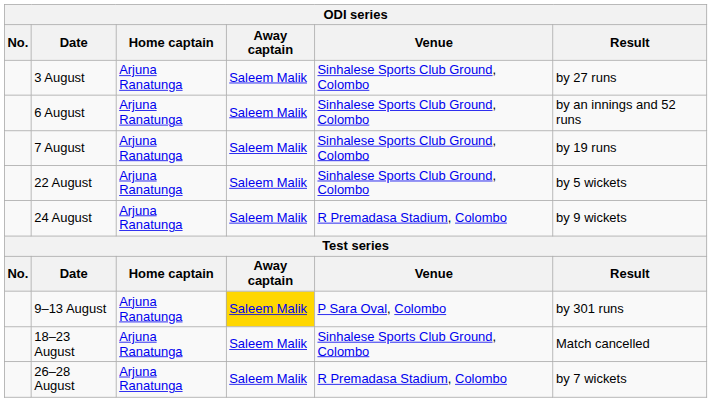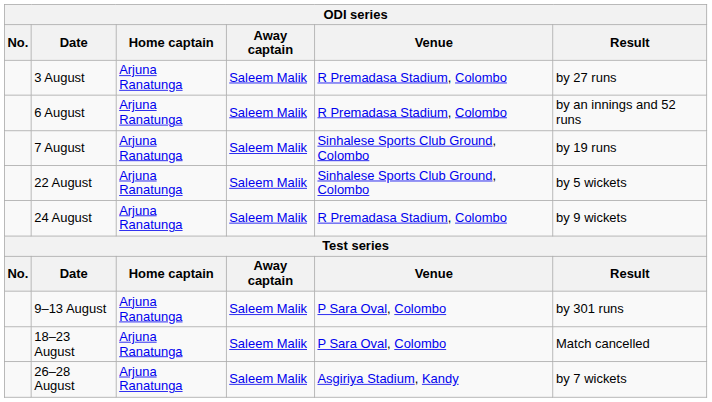(407, 77) Sinhalese Sports Club Ground, Colombo -> (412, 77) R Premadasa Stadium, Colombo
(407, 112) Sinhalese Sports Club Ground, Colombo -> (412, 112) R Premadasa Stadium, Colombo
(268, 309) gold background -> (268, 309) no background
(407, 344) Sinhalese Sports Club Ground, Colombo -> (382, 344) P Sara Oval, Colombo
(412, 379) R Premadasa Stadium, Colombo -> (388, 379) Asgiriya Stadium, Kandy
